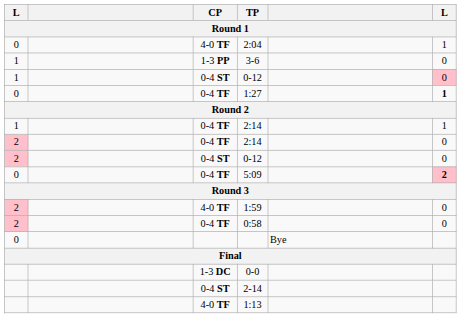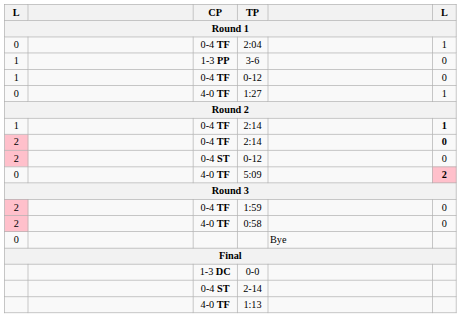(215, 45) 4-0 TF -> (215, 45) 0-4 TF
(215, 77) 0-4 ST -> (215, 77) 0-4 TF
(444, 77) pink background -> (444, 77) no background
(215, 93) 0-4 TF -> (215, 93) 4-0 TF
(444, 93) bold -> (444, 93) normal
(444, 126) normal -> (444, 126) bold
(444, 142) normal -> (444, 142) bold
(215, 175) 0-4 TF -> (215, 175) 4-0 TF
(215, 207) 4-0 TF -> (215, 207) 0-4 TF
(215, 223) 0-4 TF -> (215, 223) 4-0 TF
